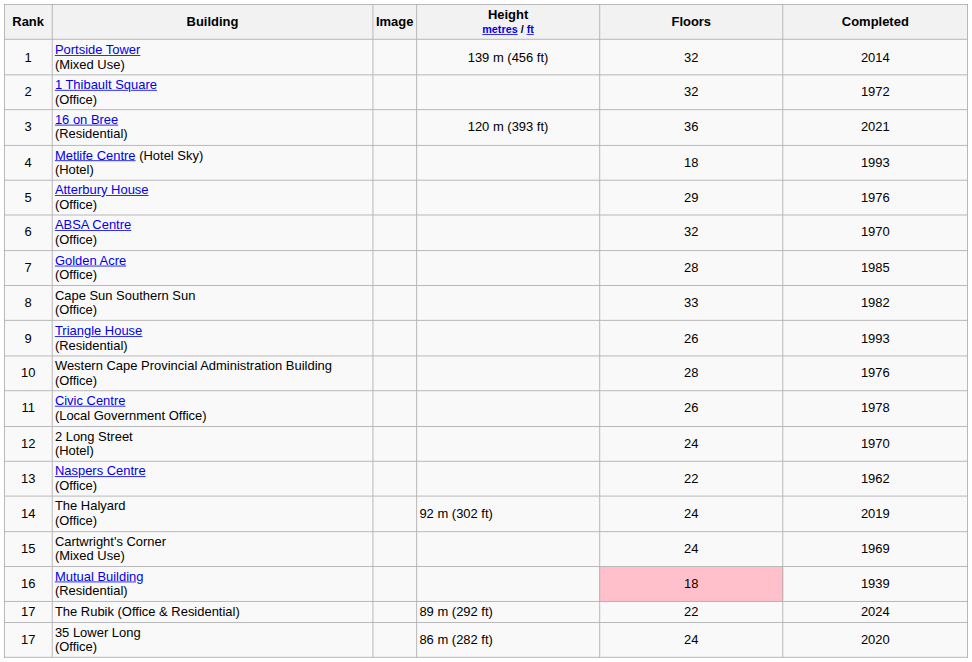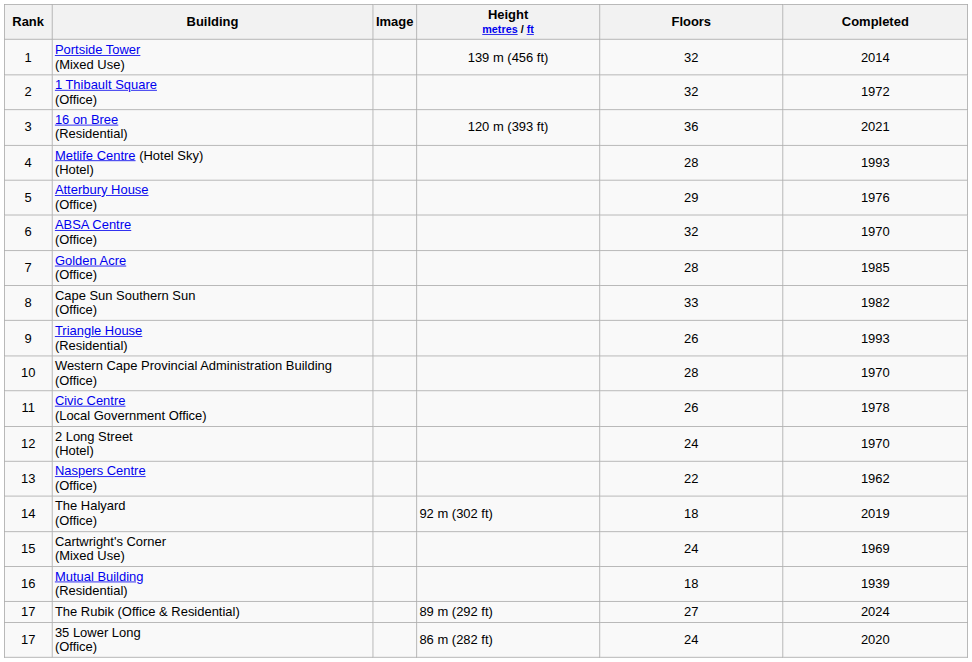(691, 162) 18 -> (691, 162) 28
(875, 373) 1976 -> (875, 373) 1970
(691, 513) 24 -> (691, 513) 18
(691, 584) pink background -> (691, 584) no background
(691, 612) 22 -> (691, 612) 27
